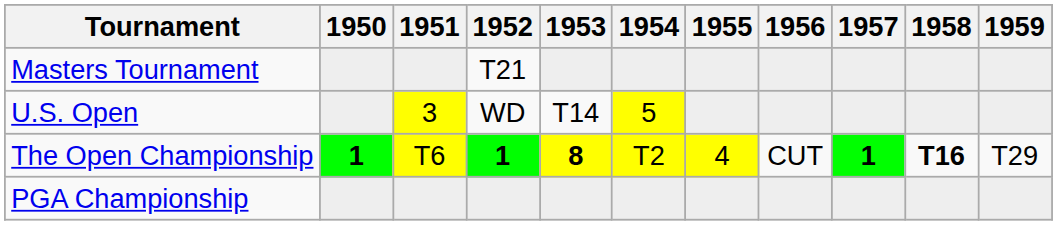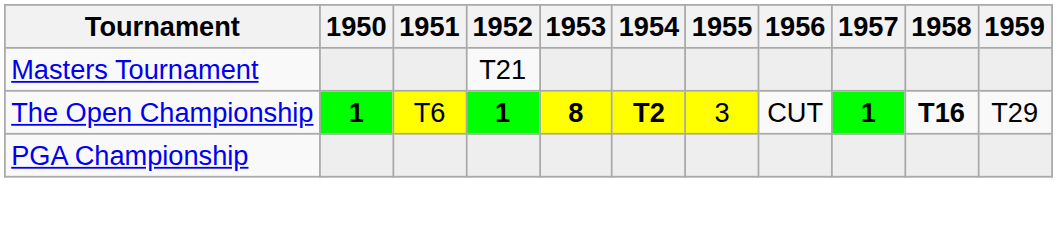- row: (75, 113)
(649, 156) normal -> (649, 113) bold
(722, 156) 4 -> (722, 113) 3
